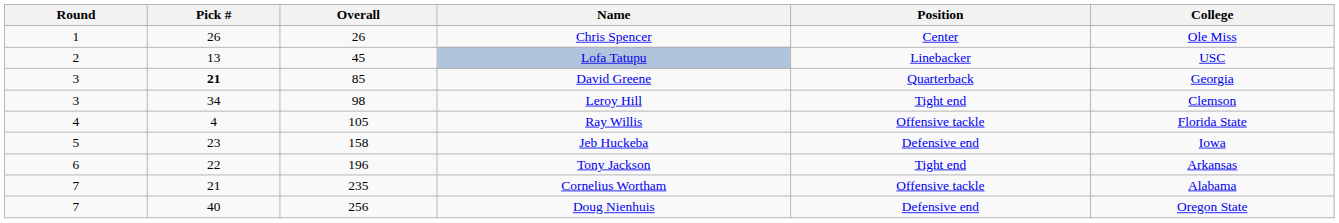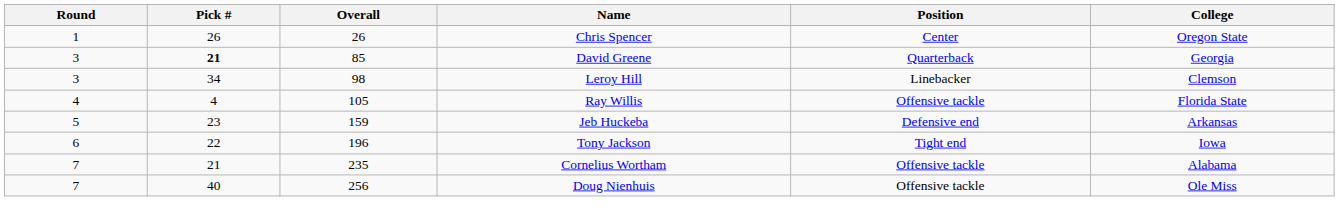(1212, 36) Ole Miss -> (1212, 36) Oregon State
- row: (614, 57)
(940, 100) Tight end -> (940, 79) Linebacker
(358, 143) 158 -> (358, 121) 159
(1212, 143) Iowa -> (1212, 121) Arkansas
(1212, 164) Arkansas -> (1212, 143) Iowa
(940, 206) Defensive end -> (940, 185) Offensive tackle
(1212, 206) Oregon State -> (1212, 185) Ole Miss
